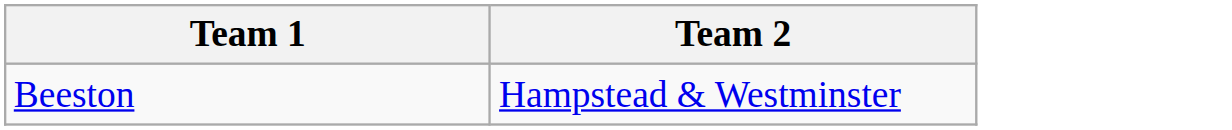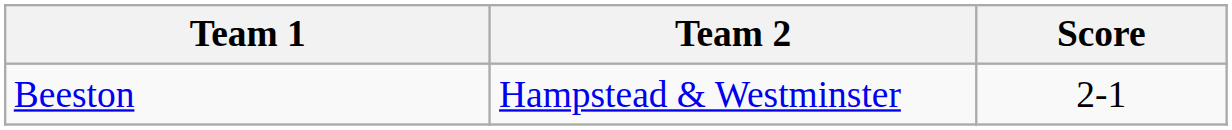+ column: (1101, 34)
